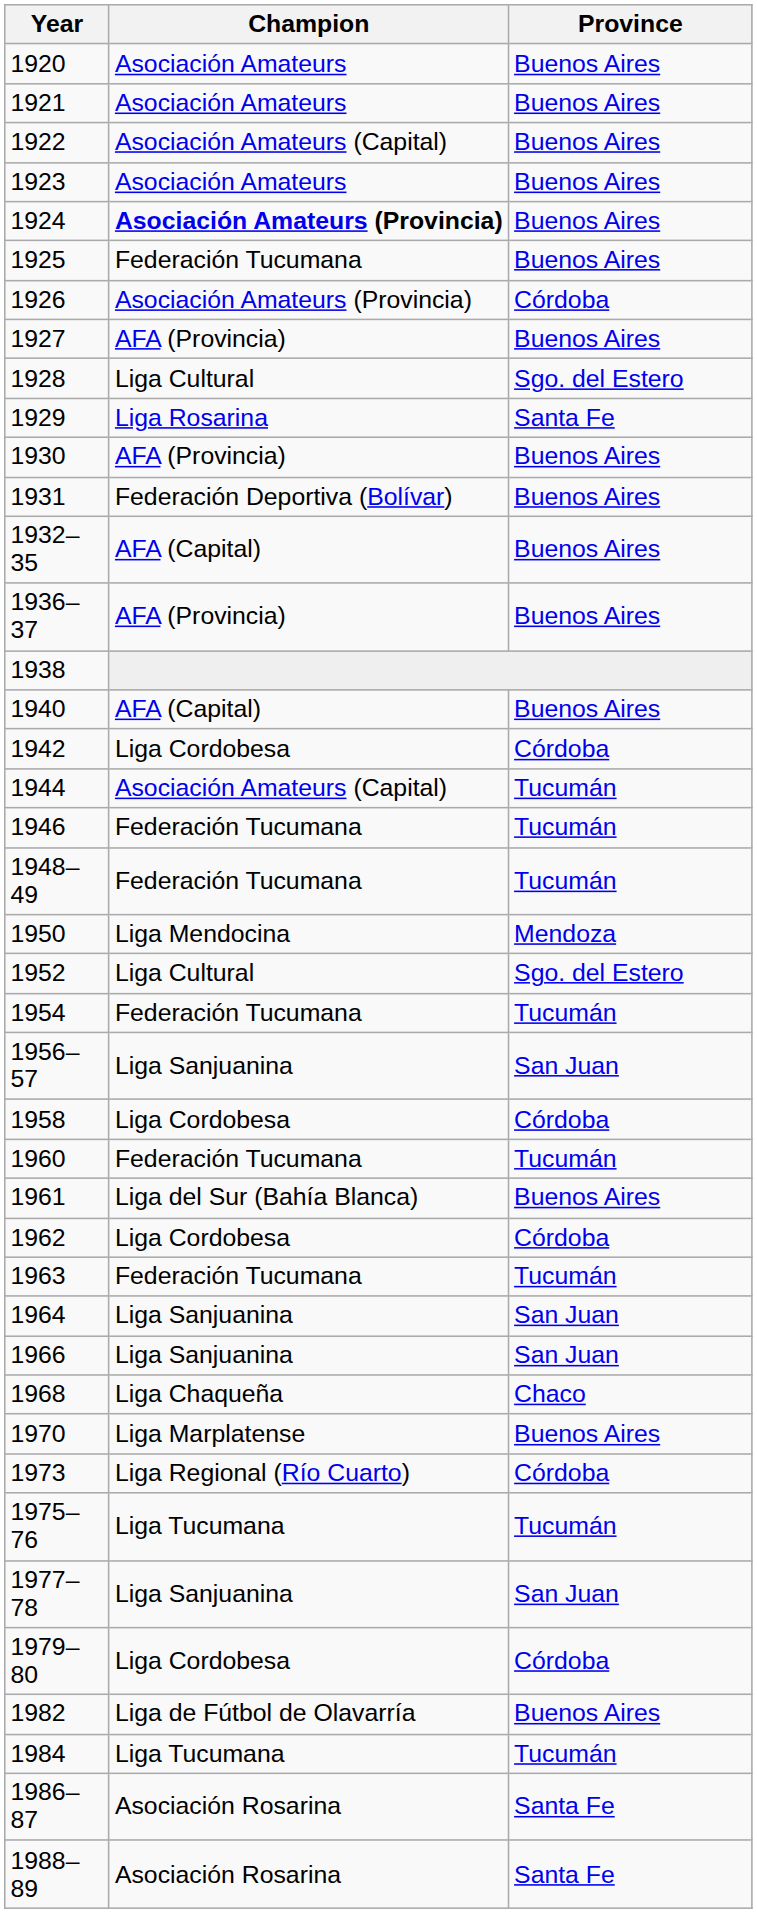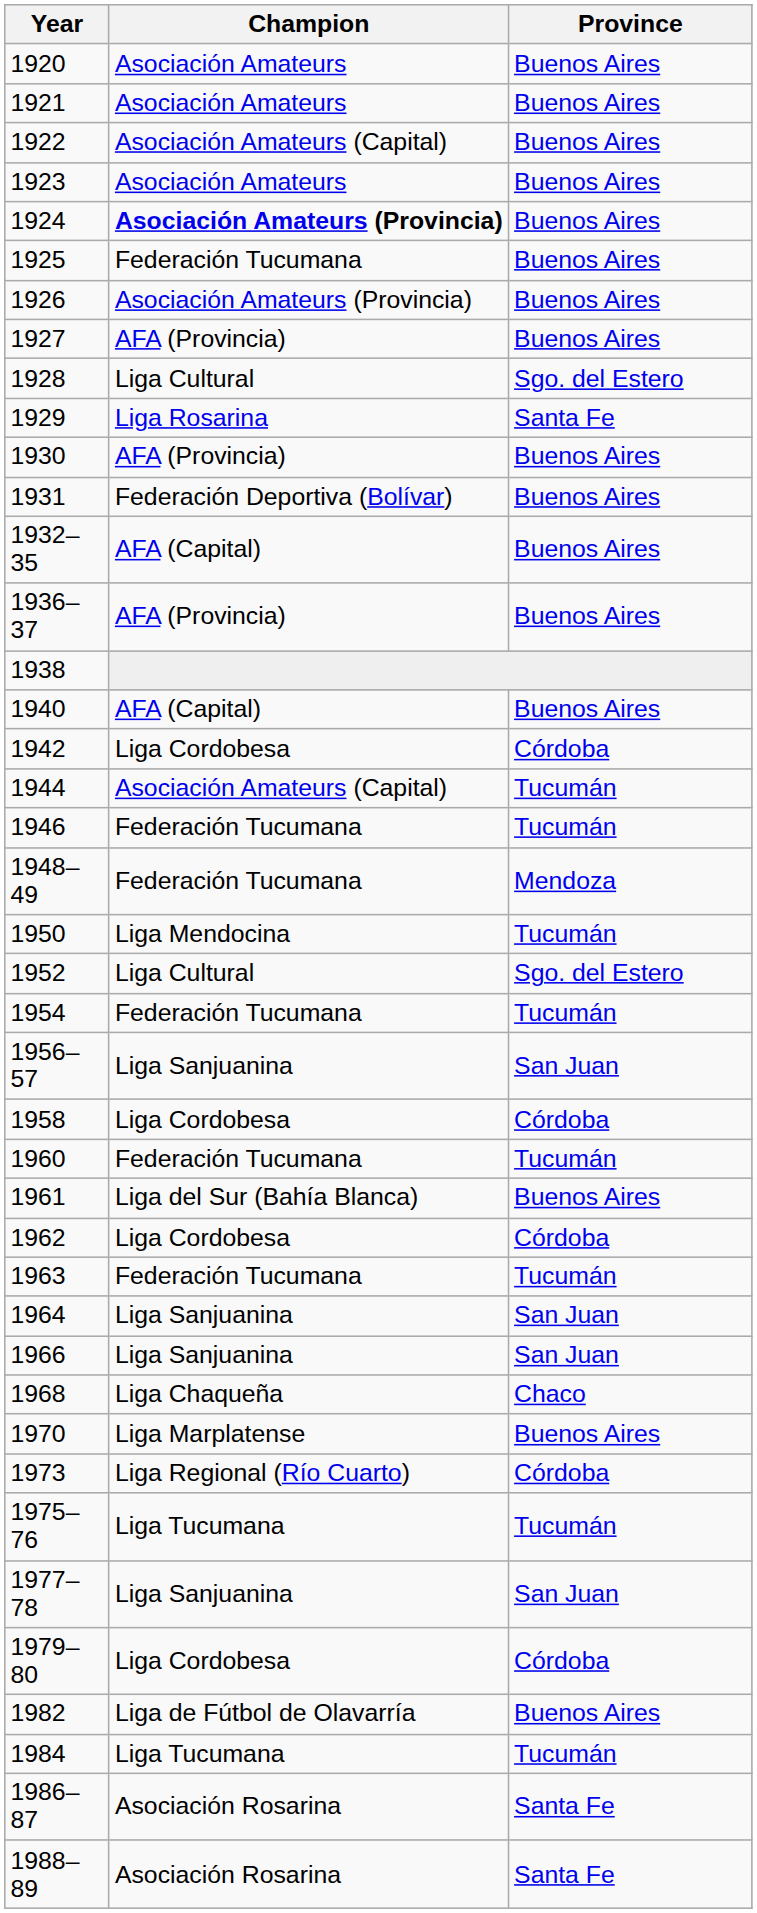(562, 299) Córdoba -> (587, 299) Buenos Aires
(565, 880) Tucumán -> (565, 880) Mendoza
(565, 933) Mendoza -> (565, 933) Tucumán
